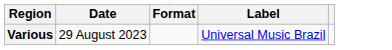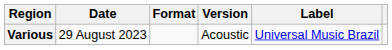+ column: (225, 14)
